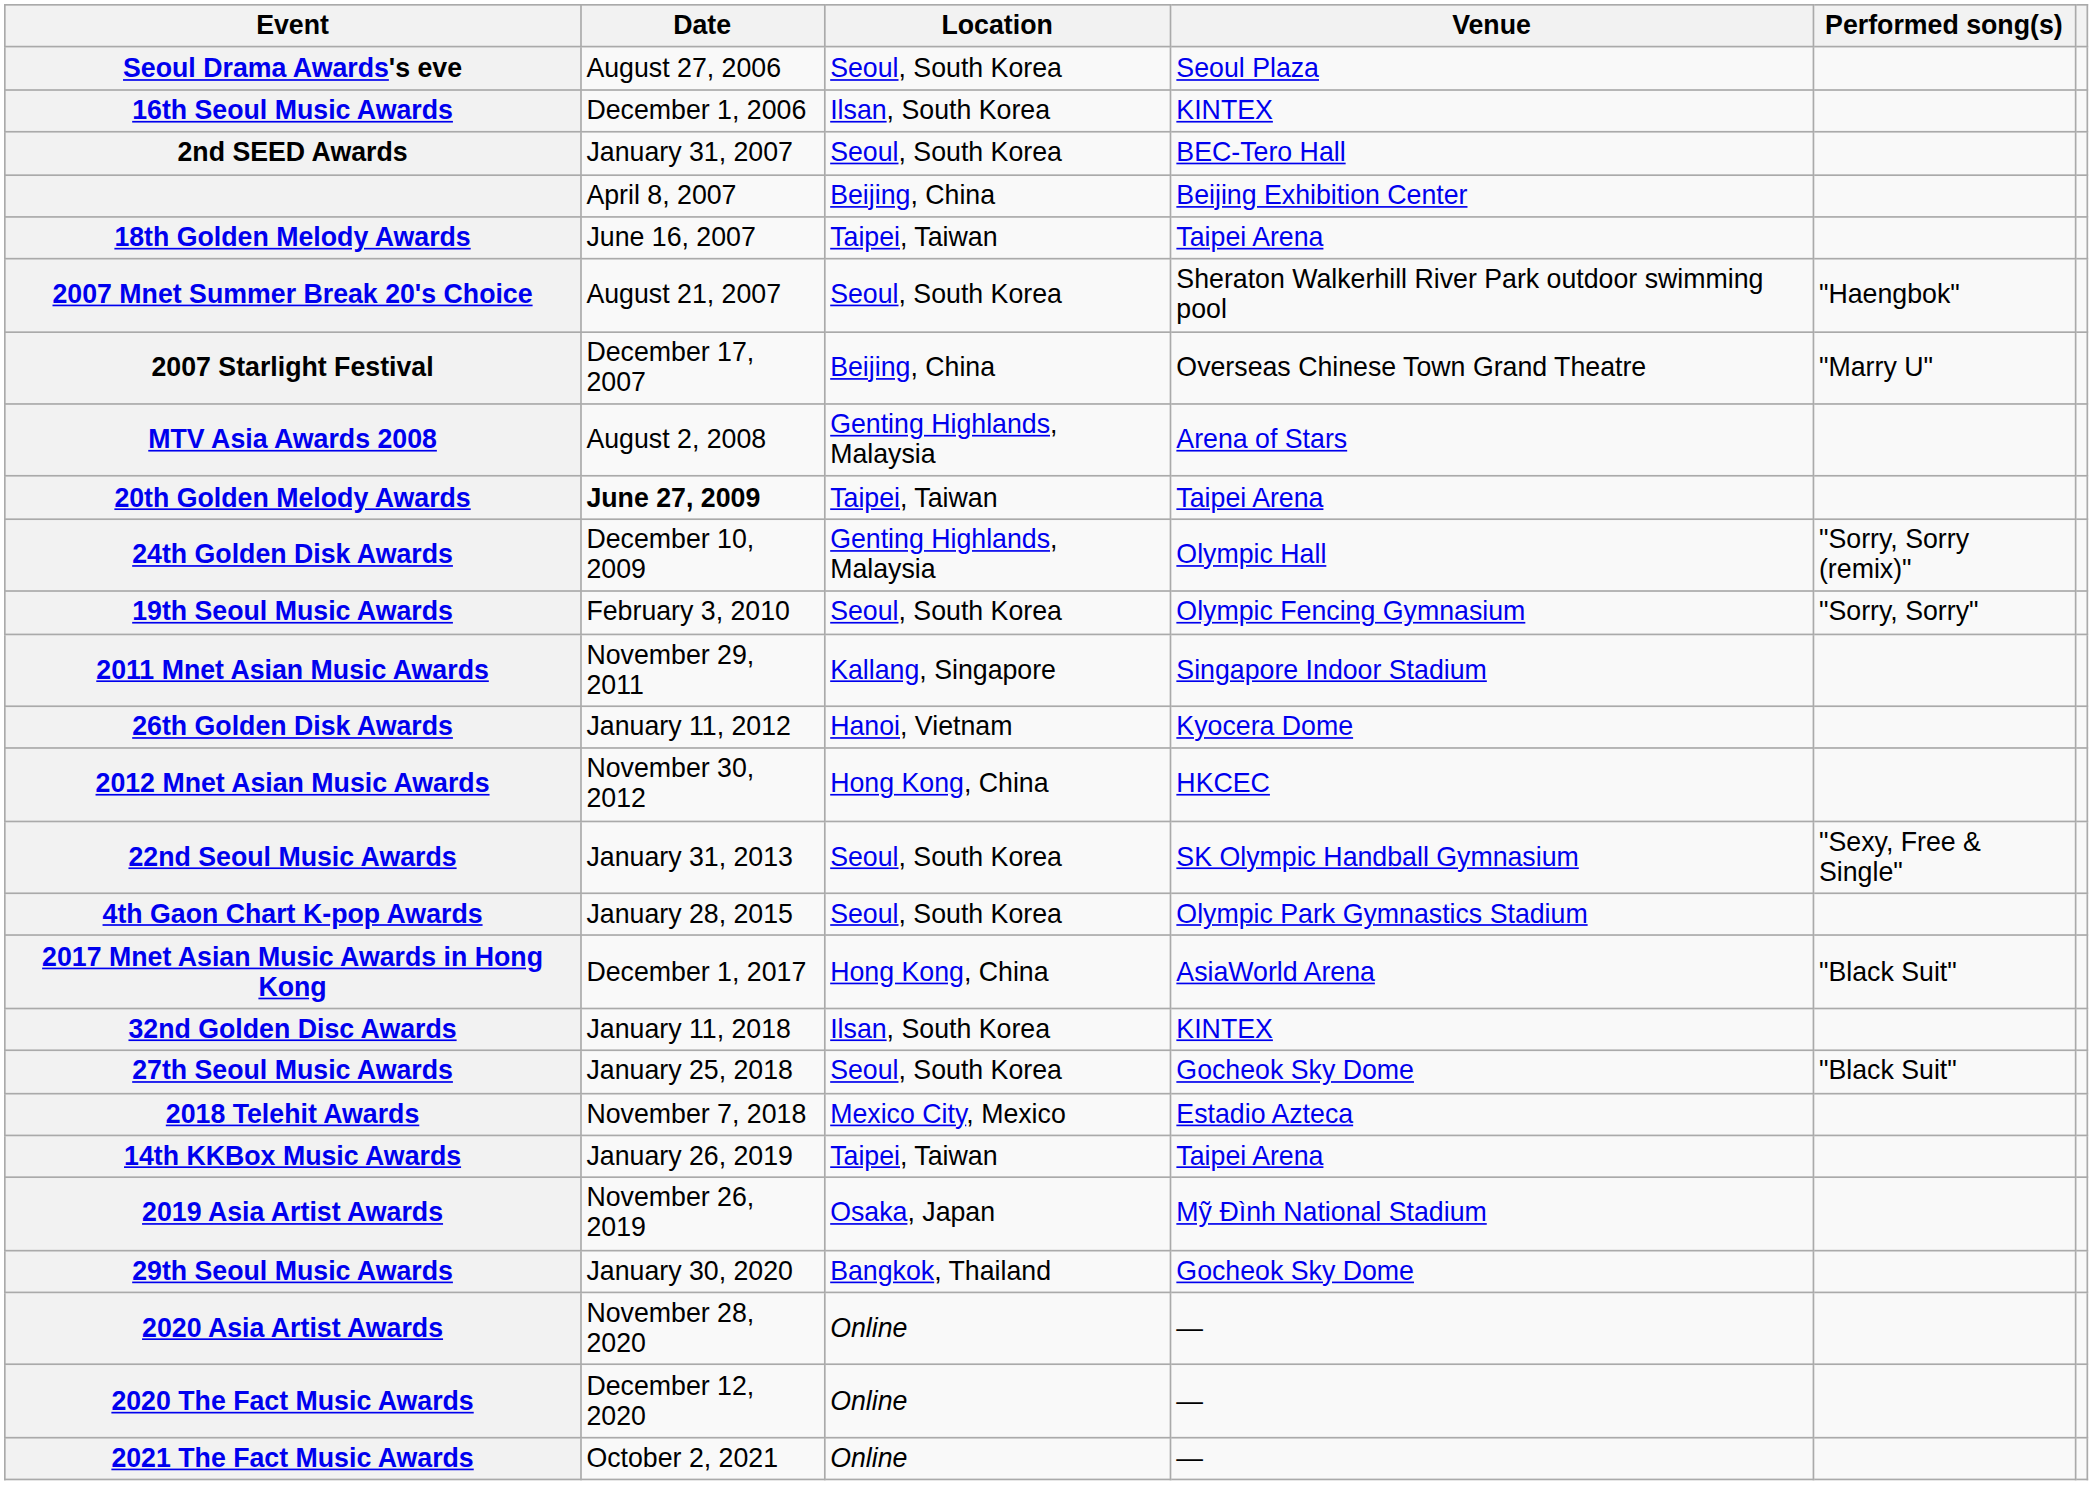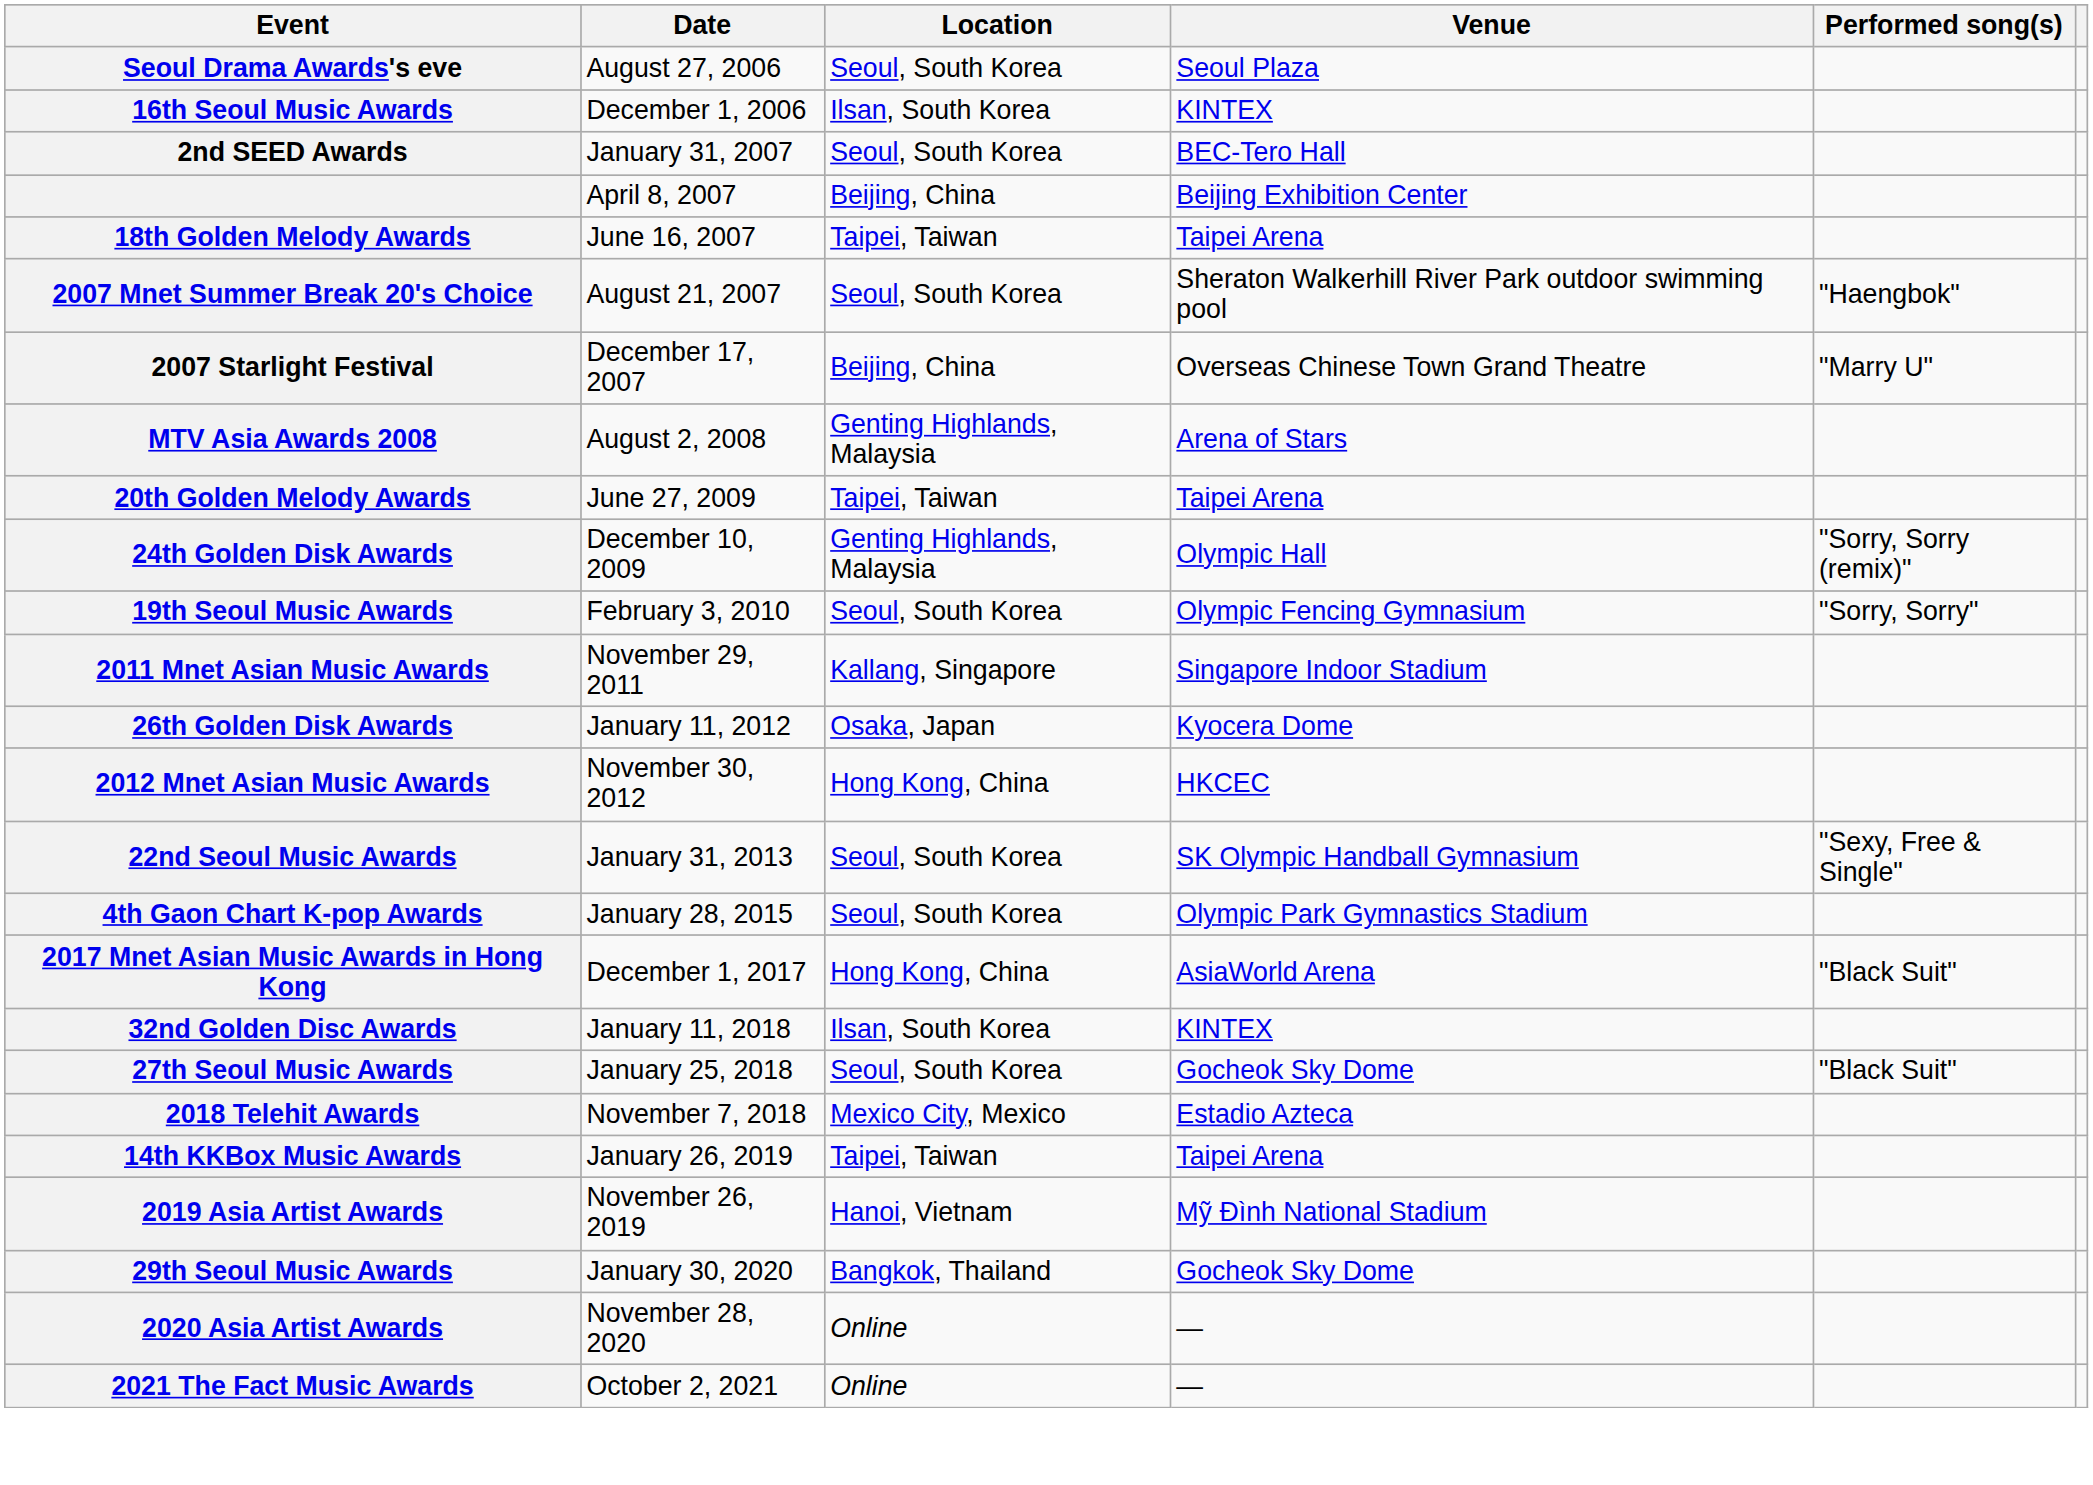(673, 497) bold -> (671, 497) normal
(921, 726) Hanoi, Vietnam -> (913, 726) Osaka, Japan
(913, 1213) Osaka, Japan -> (921, 1213) Hanoi, Vietnam
- row: (293, 1400)
